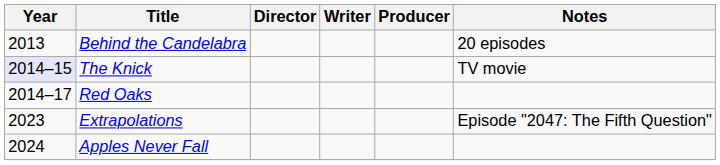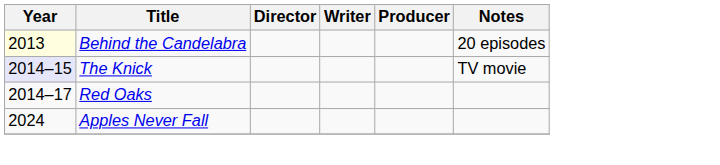(26, 43) no background -> (26, 43) lightyellow background
- row: (131, 120)
